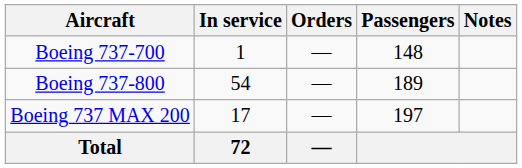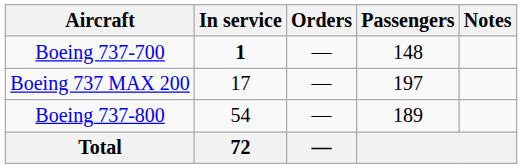(240, 52) normal -> (240, 52) bold
rows swapped: (100, 83) <-> (100, 115)
